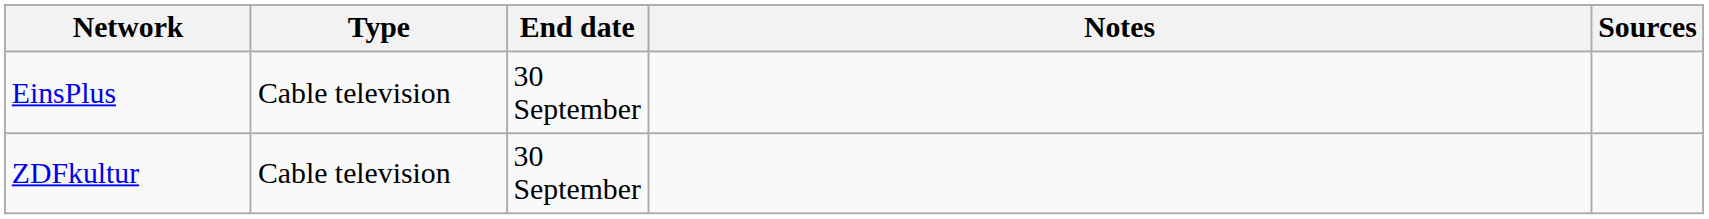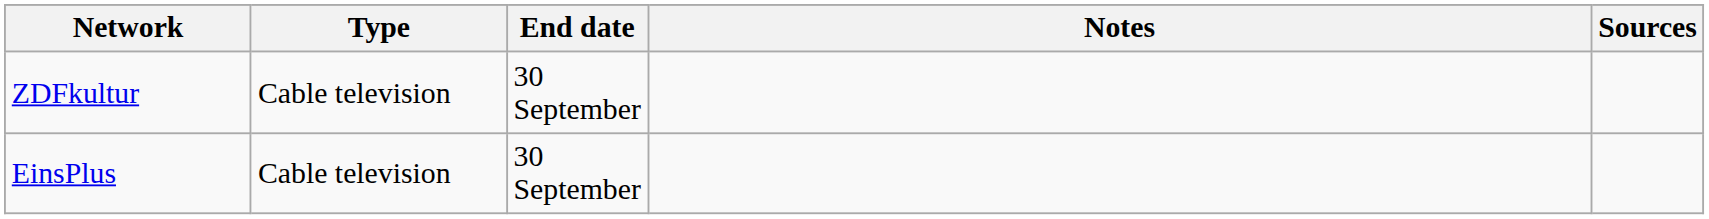rows swapped: (64, 92) <-> (75, 172)
